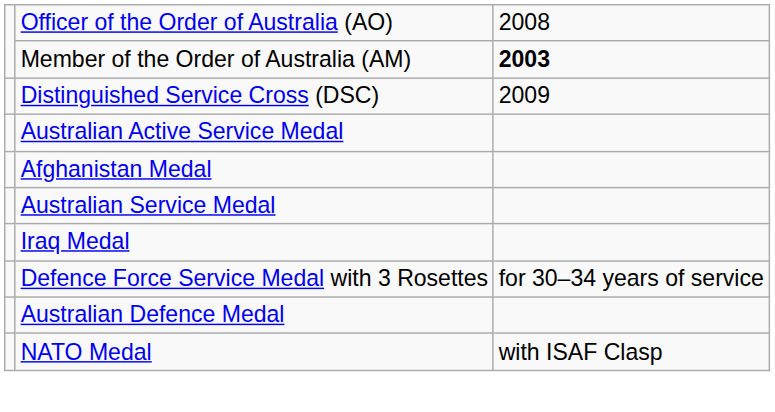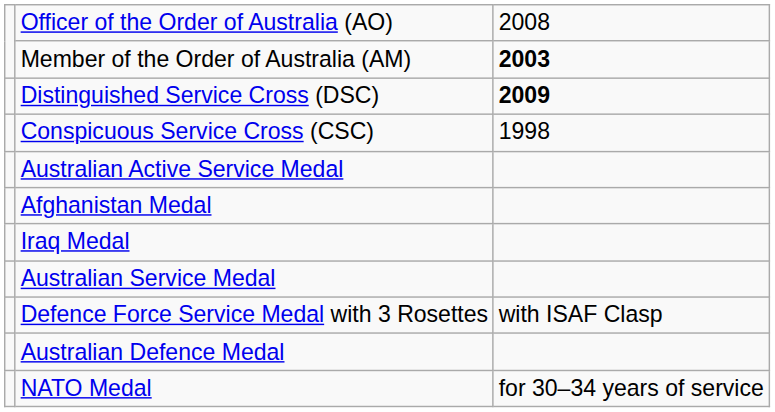(524, 95) normal -> (524, 95) bold
+ row: (197, 132)
rows swapped: (75, 242) <-> (148, 205)
(631, 278) for 30–34 years of service -> (581, 315) with ISAF Clasp
(581, 351) with ISAF Clasp -> (631, 388) for 30–34 years of service
